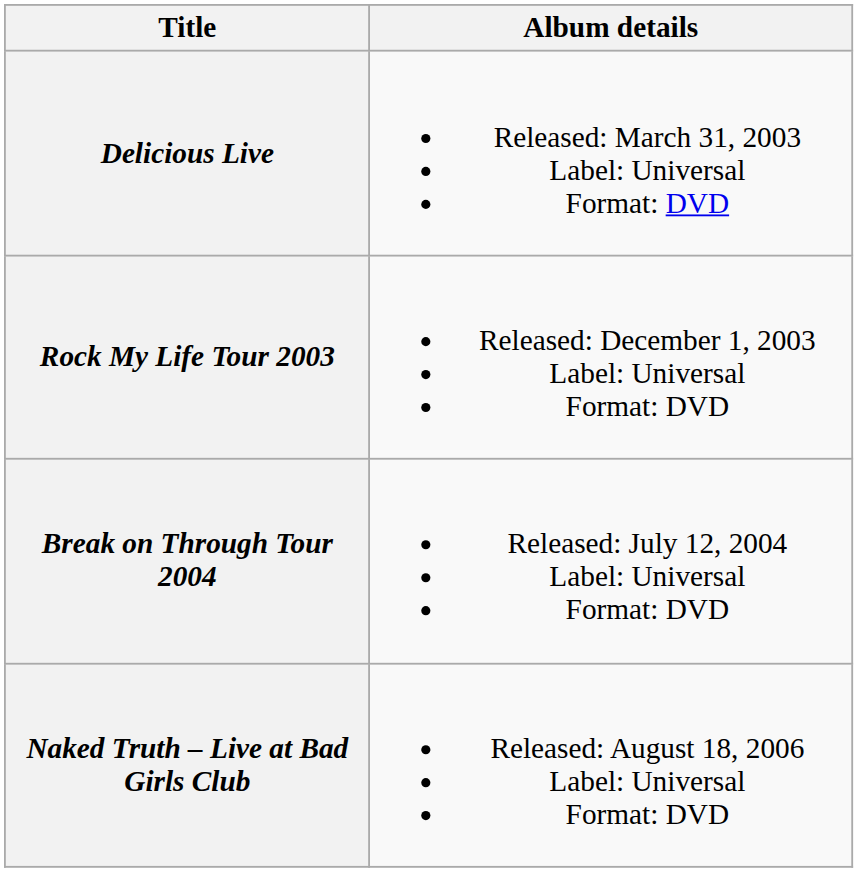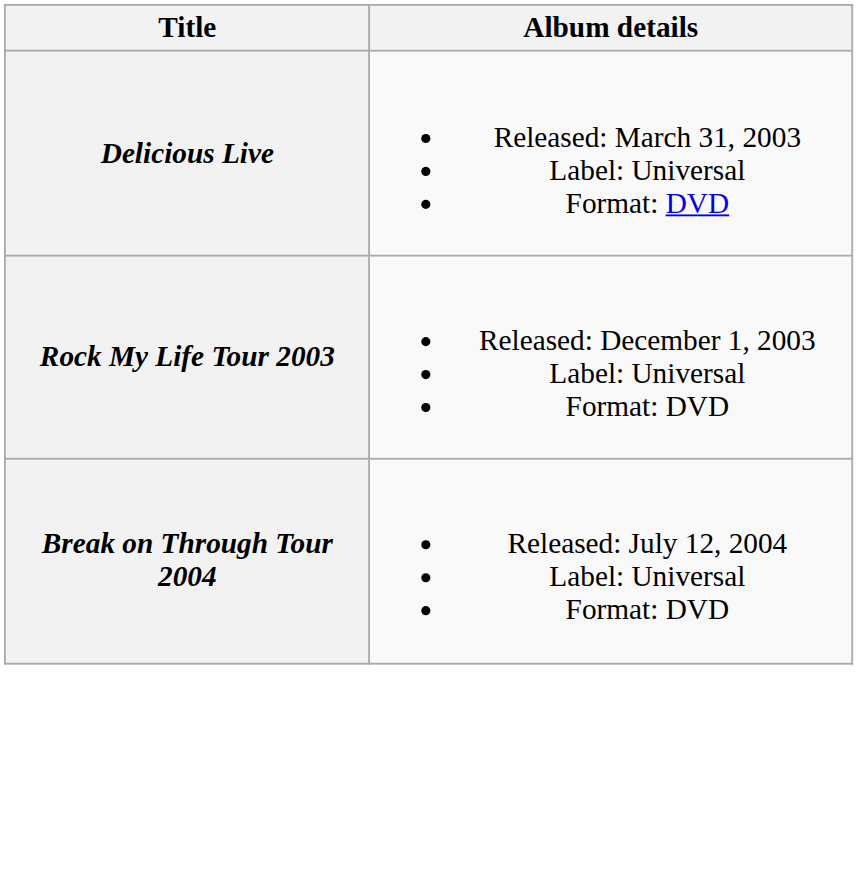- row: (187, 764)
